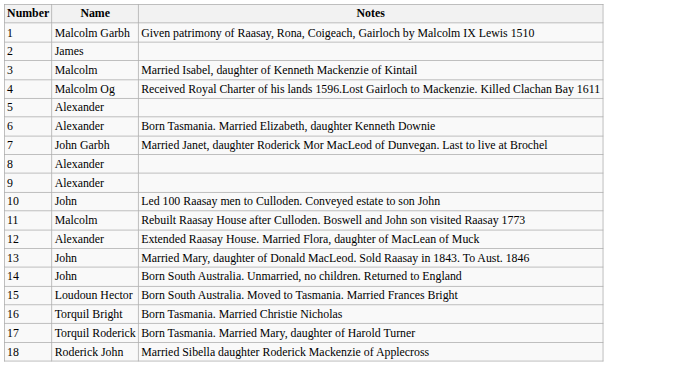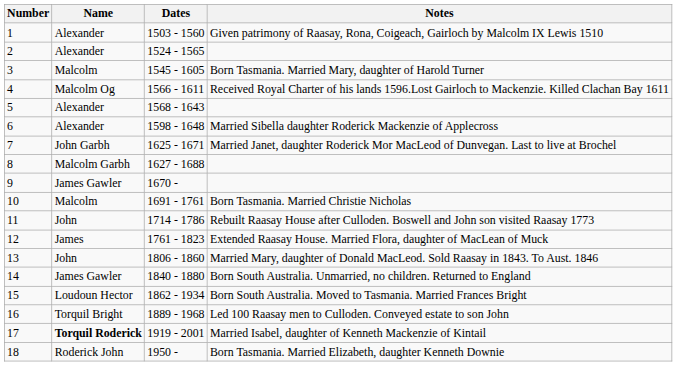+ column: (176, 13)
(92, 32) Malcolm Garbh -> (79, 32) Alexander
(69, 51) James -> (79, 51) Alexander
(279, 70) Married Isabel, daughter of Kenneth Mackenzie of Kintail -> (347, 70) Born Tasmania. Married Mary, daughter of Harold Turner
(288, 126) Born Tasmania. Married Elizabeth, daughter Kenneth Downie -> (354, 126) Married Sibella daughter Roderick Mackenzie of Applecross
(79, 164) Alexander -> (92, 164) Malcolm Garbh
(79, 182) Alexander -> (88, 182) James Gawler
(66, 201) John -> (76, 201) Malcolm
(291, 201) Led 100 Raasay men to Culloden. Conveyed estate to son John -> (311, 201) Born Tasmania. Married Christie Nicholas
(76, 220) Malcolm -> (66, 220) John
(79, 239) Alexander -> (69, 239) James
(66, 276) John -> (88, 276) James Gawler
(242, 314) Born Tasmania. Married Christie Nicholas -> (359, 314) Led 100 Raasay men to Culloden. Conveyed estate to son John
(95, 333) normal -> (98, 333) bold
(278, 333) Born Tasmania. Married Mary, daughter of Harold Turner -> (348, 333) Married Isabel, daughter of Kenneth Mackenzie of Kintail
(285, 351) Married Sibella daughter Roderick Mackenzie of Applecross -> (357, 351) Born Tasmania. Married Elizabeth, daughter Kenneth Downie
